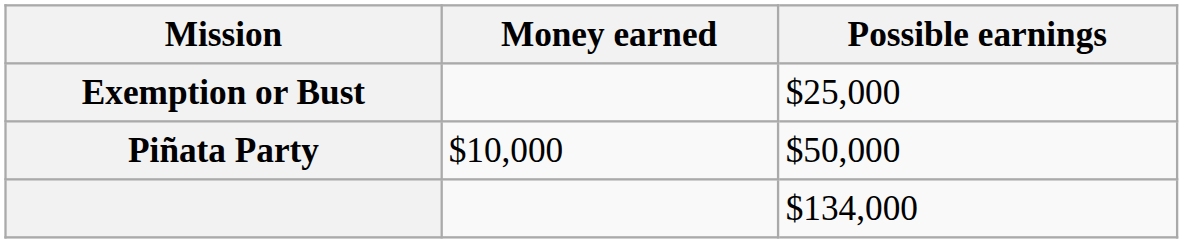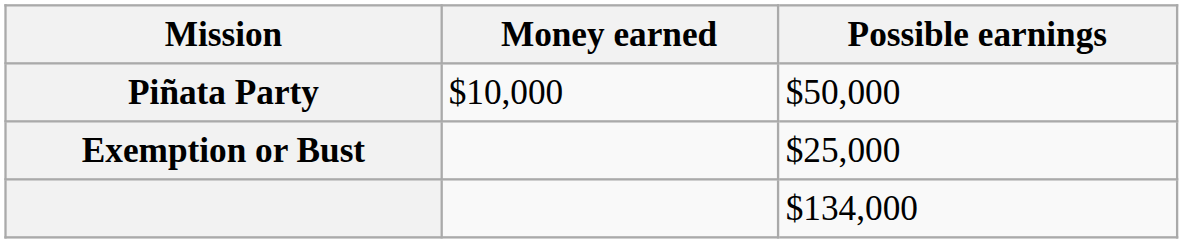rows swapped: (223, 150) <-> (223, 91)
